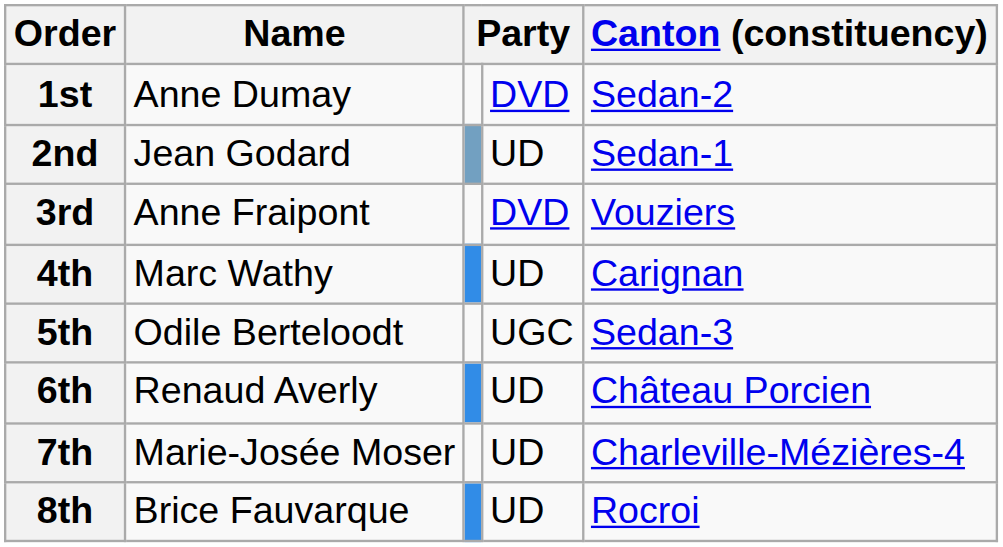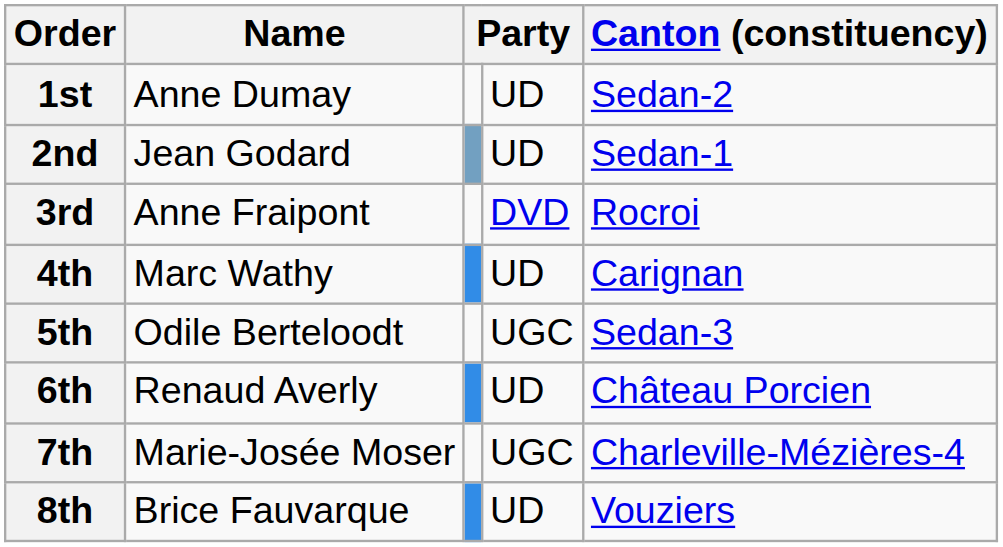(530, 93) DVD -> (517, 93) UD
(663, 213) Vouziers -> (645, 213) Rocroi
(517, 451) UD -> (532, 451) UGC
(645, 511) Rocroi -> (663, 511) Vouziers
